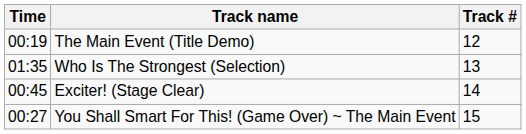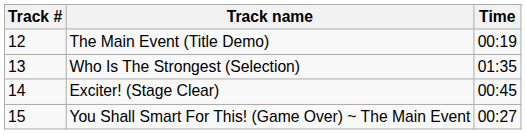columns swapped: (490, 16) <-> (28, 16)
